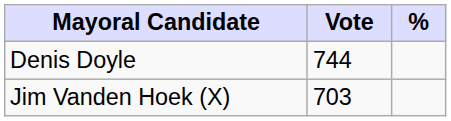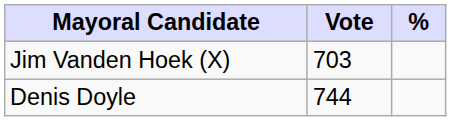rows swapped: (73, 60) <-> (120, 97)
